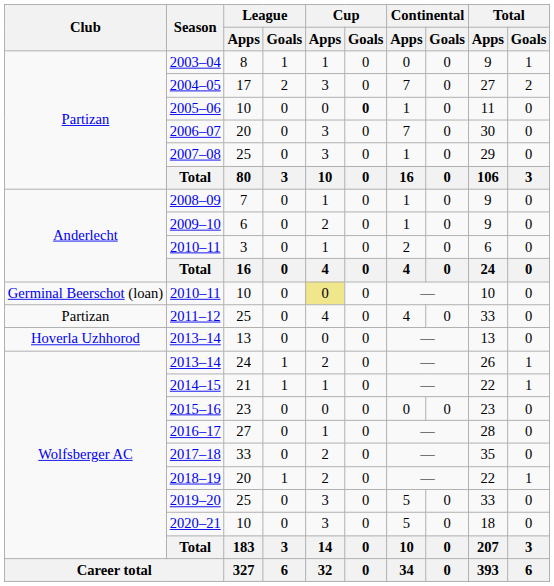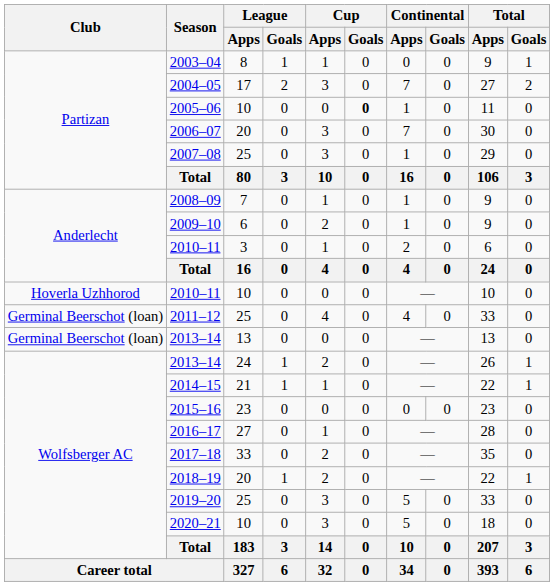(85, 293) Germinal Beerschot (loan) -> (85, 293) Hoverla Uzhhorod
(325, 293) khaki background -> (325, 293) no background
(85, 316) Partizan -> (85, 316) Germinal Beerschot (loan)
(85, 339) Hoverla Uzhhorod -> (85, 339) Germinal Beerschot (loan)
